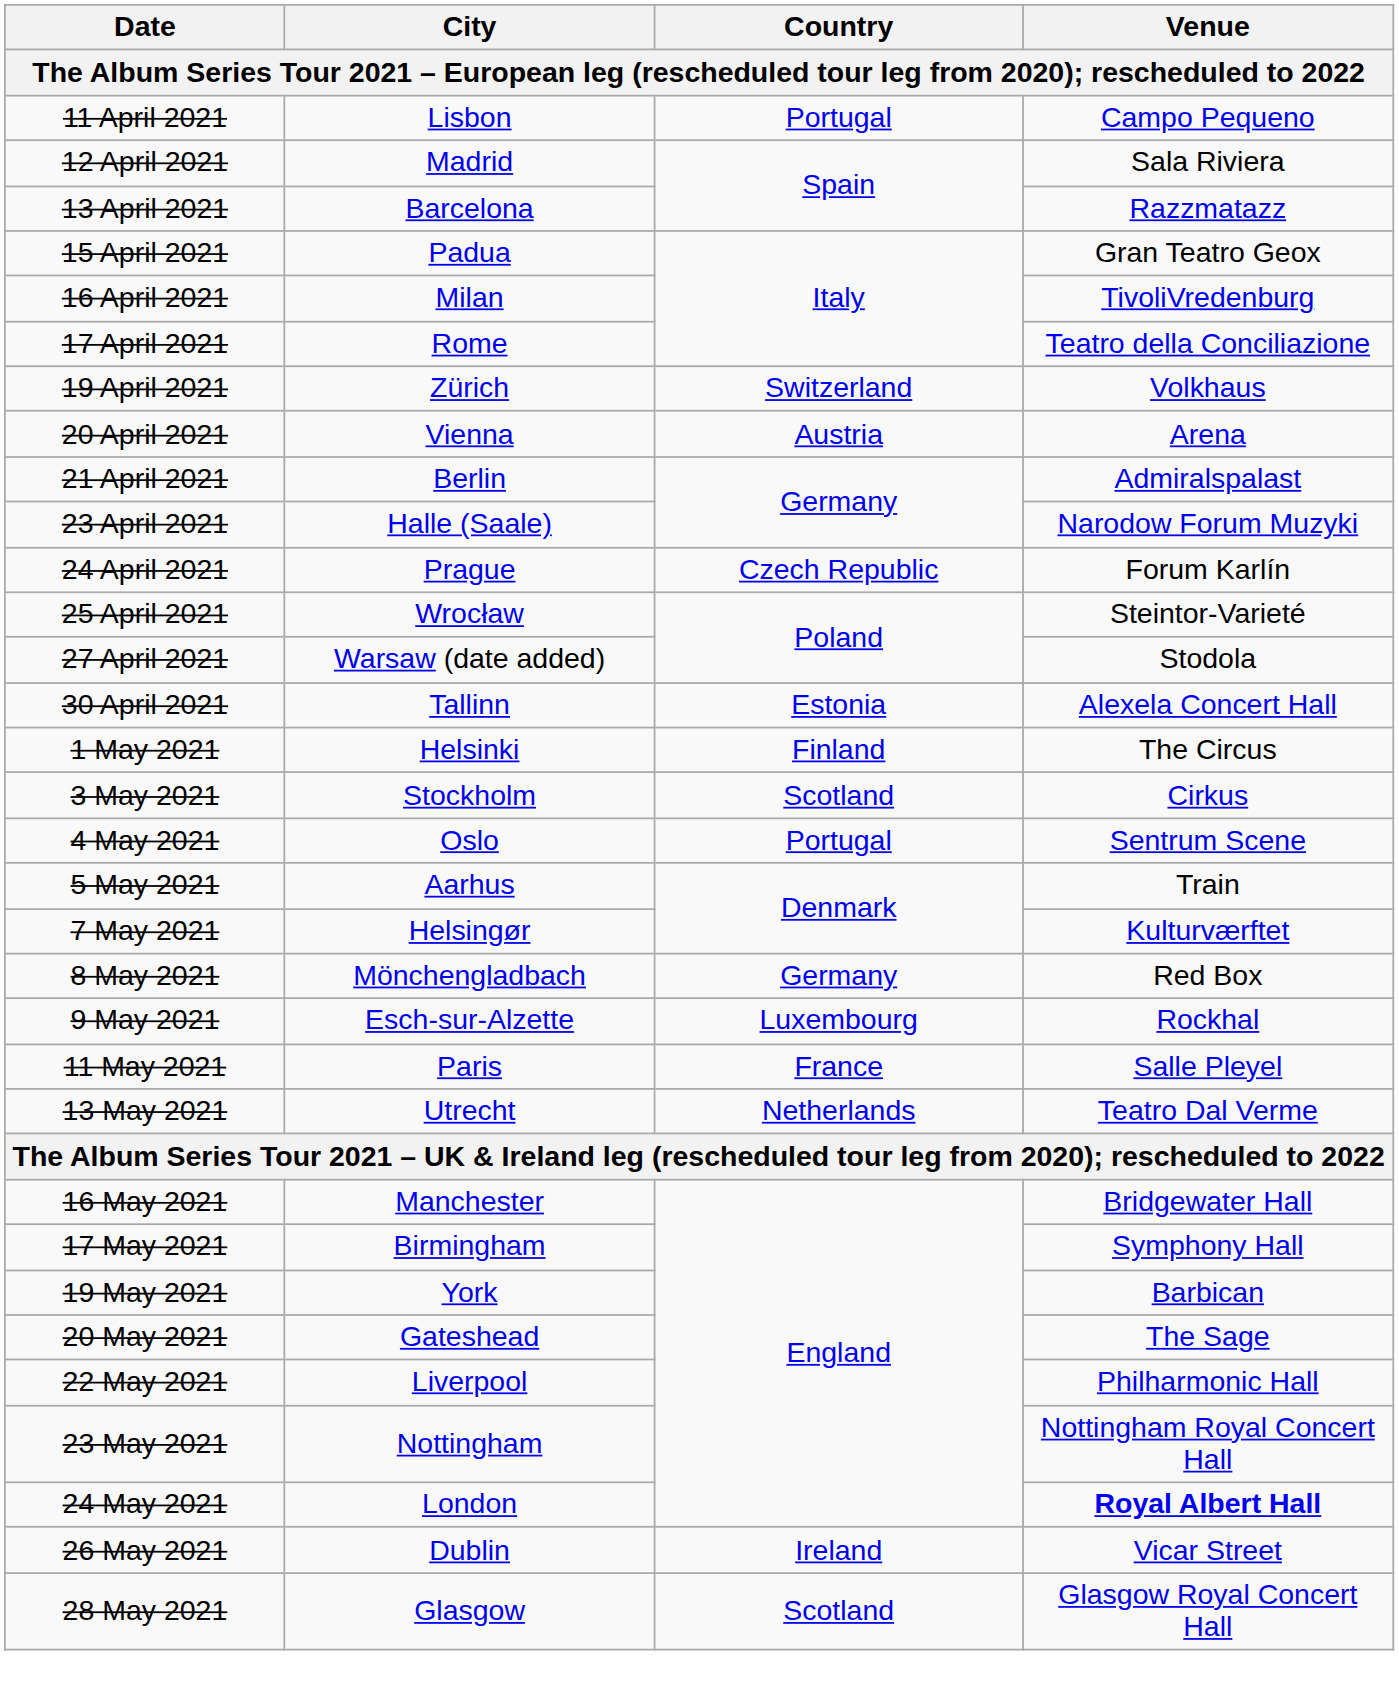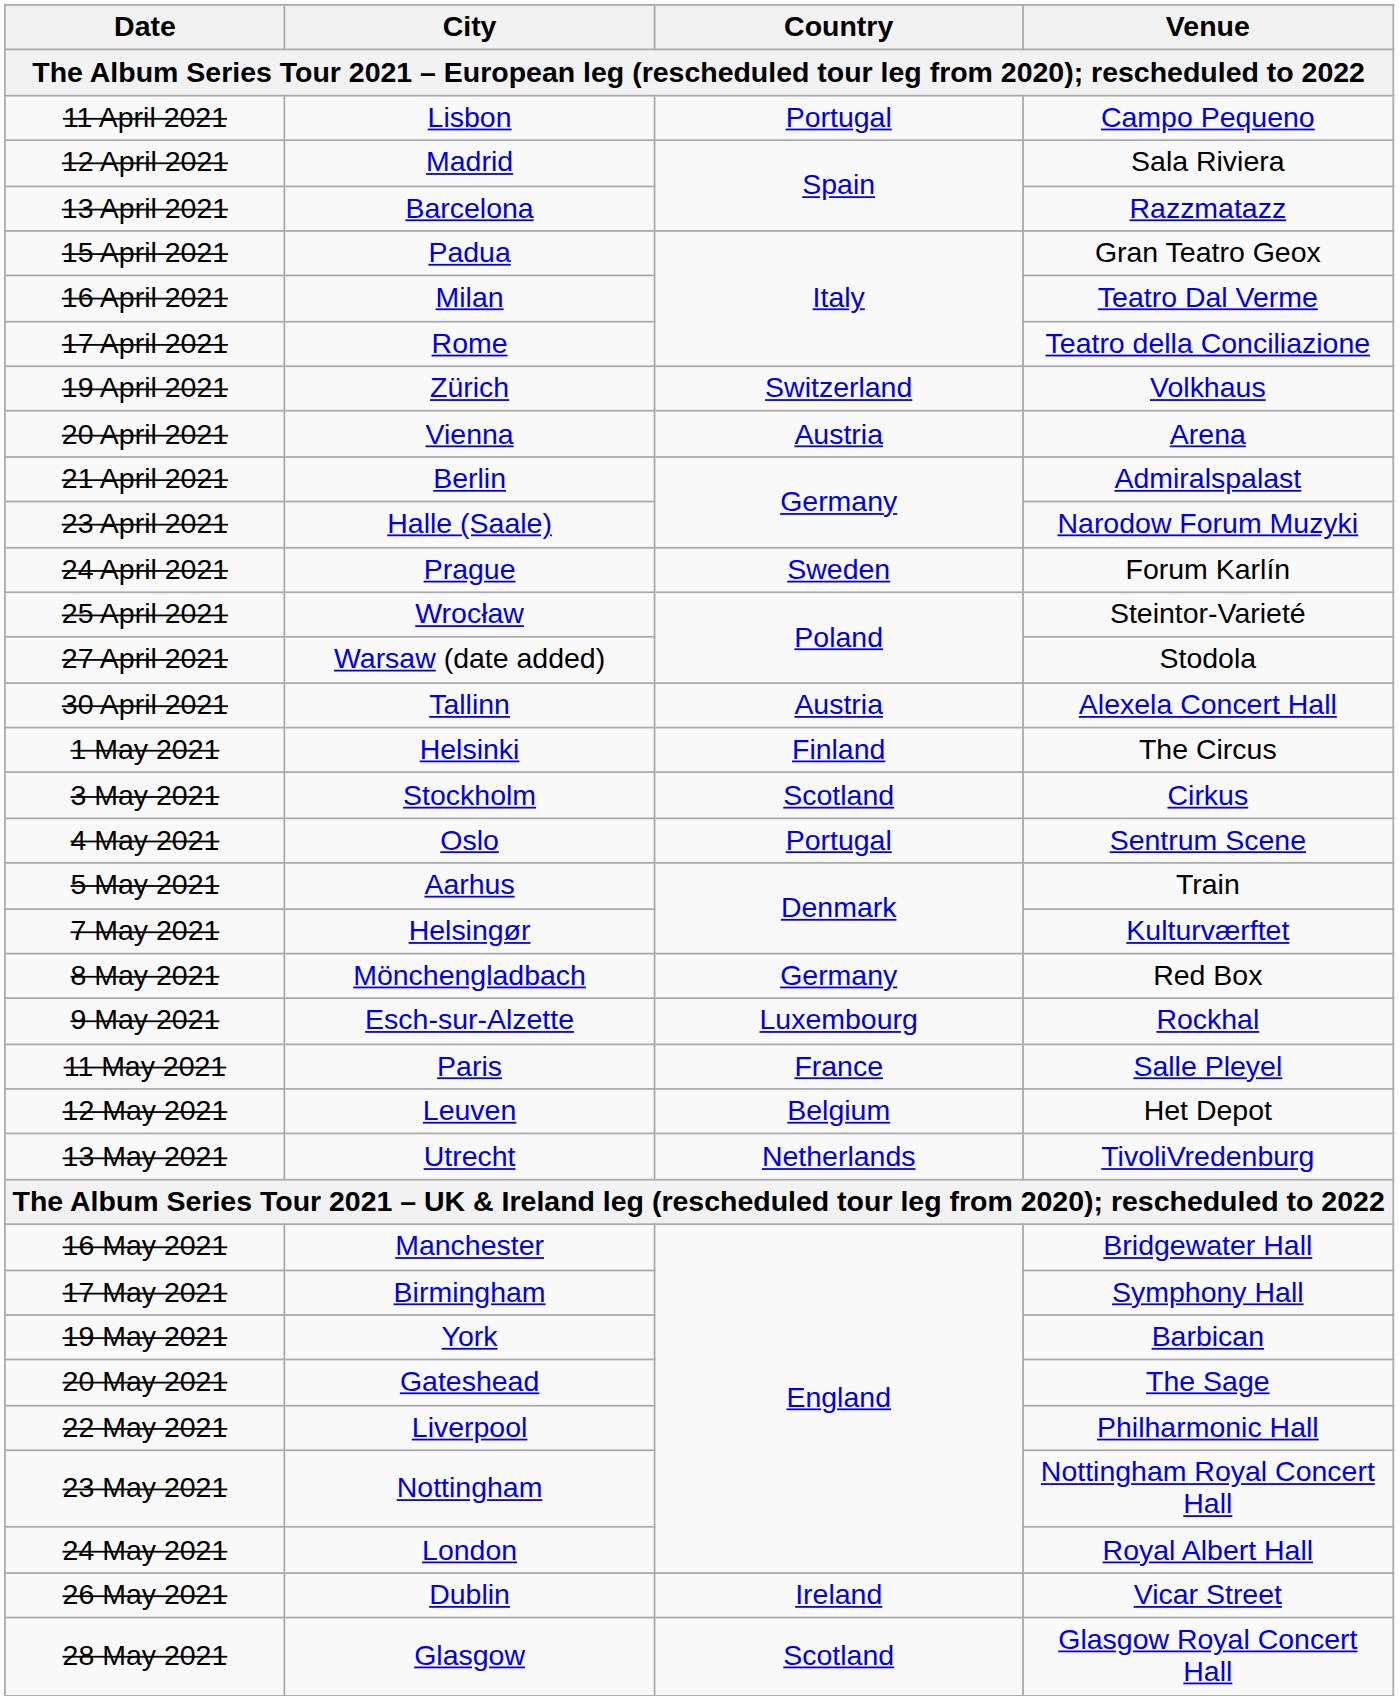(1208, 298) TivoliVredenburg -> (1208, 298) Teatro Dal Verme
(839, 569) Czech Republic -> (839, 569) Sweden
(839, 704) Estonia -> (839, 704) Austria
+ row: (145, 1111)
(1208, 1111) Teatro Dal Verme -> (1208, 1156) TivoliVredenburg
(1208, 1504) bold -> (1208, 1549) normal
